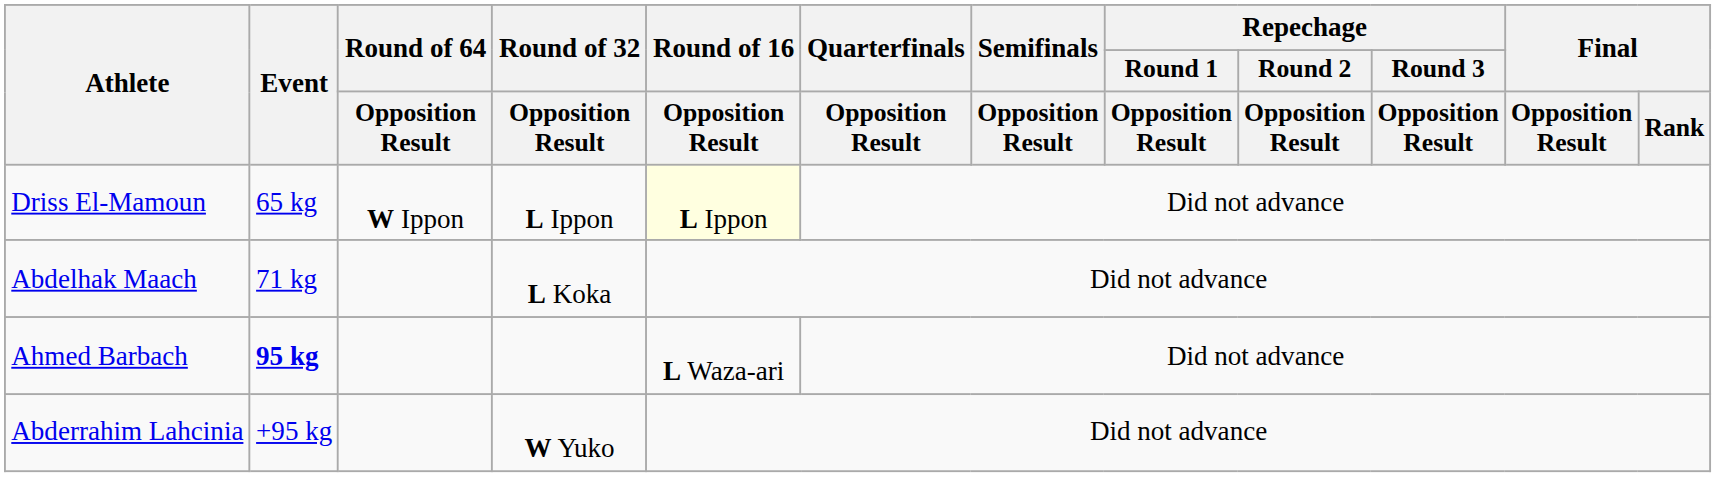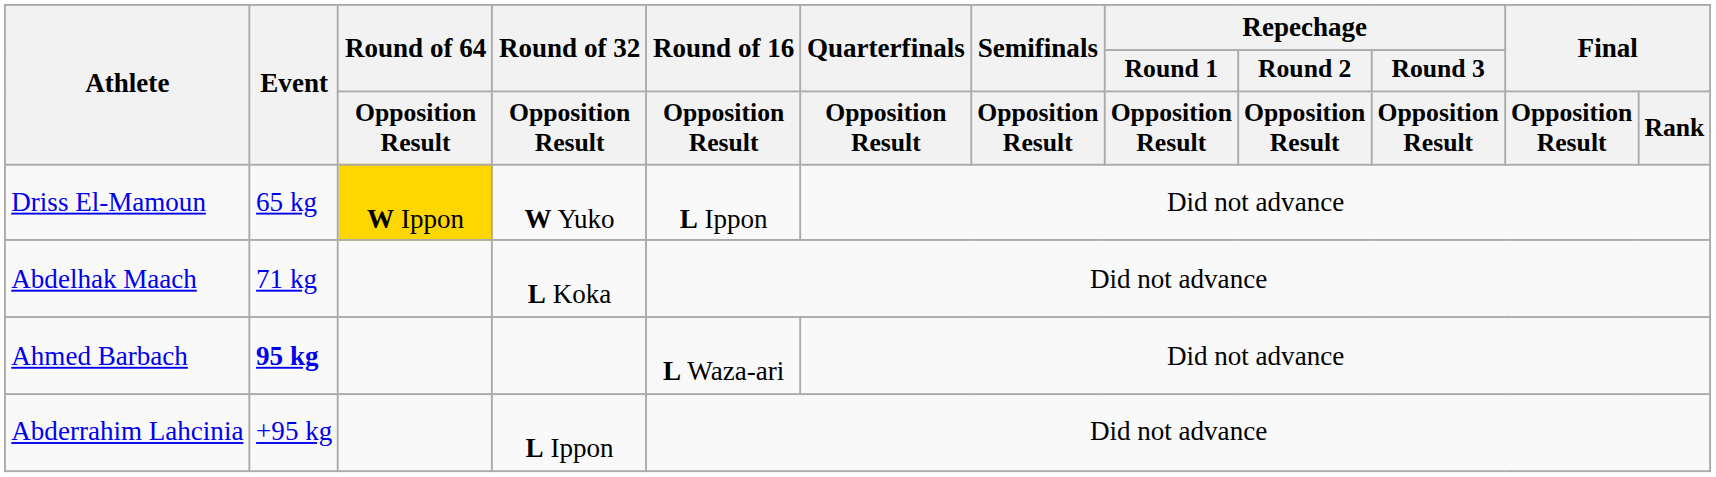(416, 218) no background -> (416, 218) gold background
(570, 218) L Ippon -> (570, 218) W Yuko
(724, 218) lightyellow background -> (724, 218) no background
(570, 448) W Yuko -> (570, 448) L Ippon
